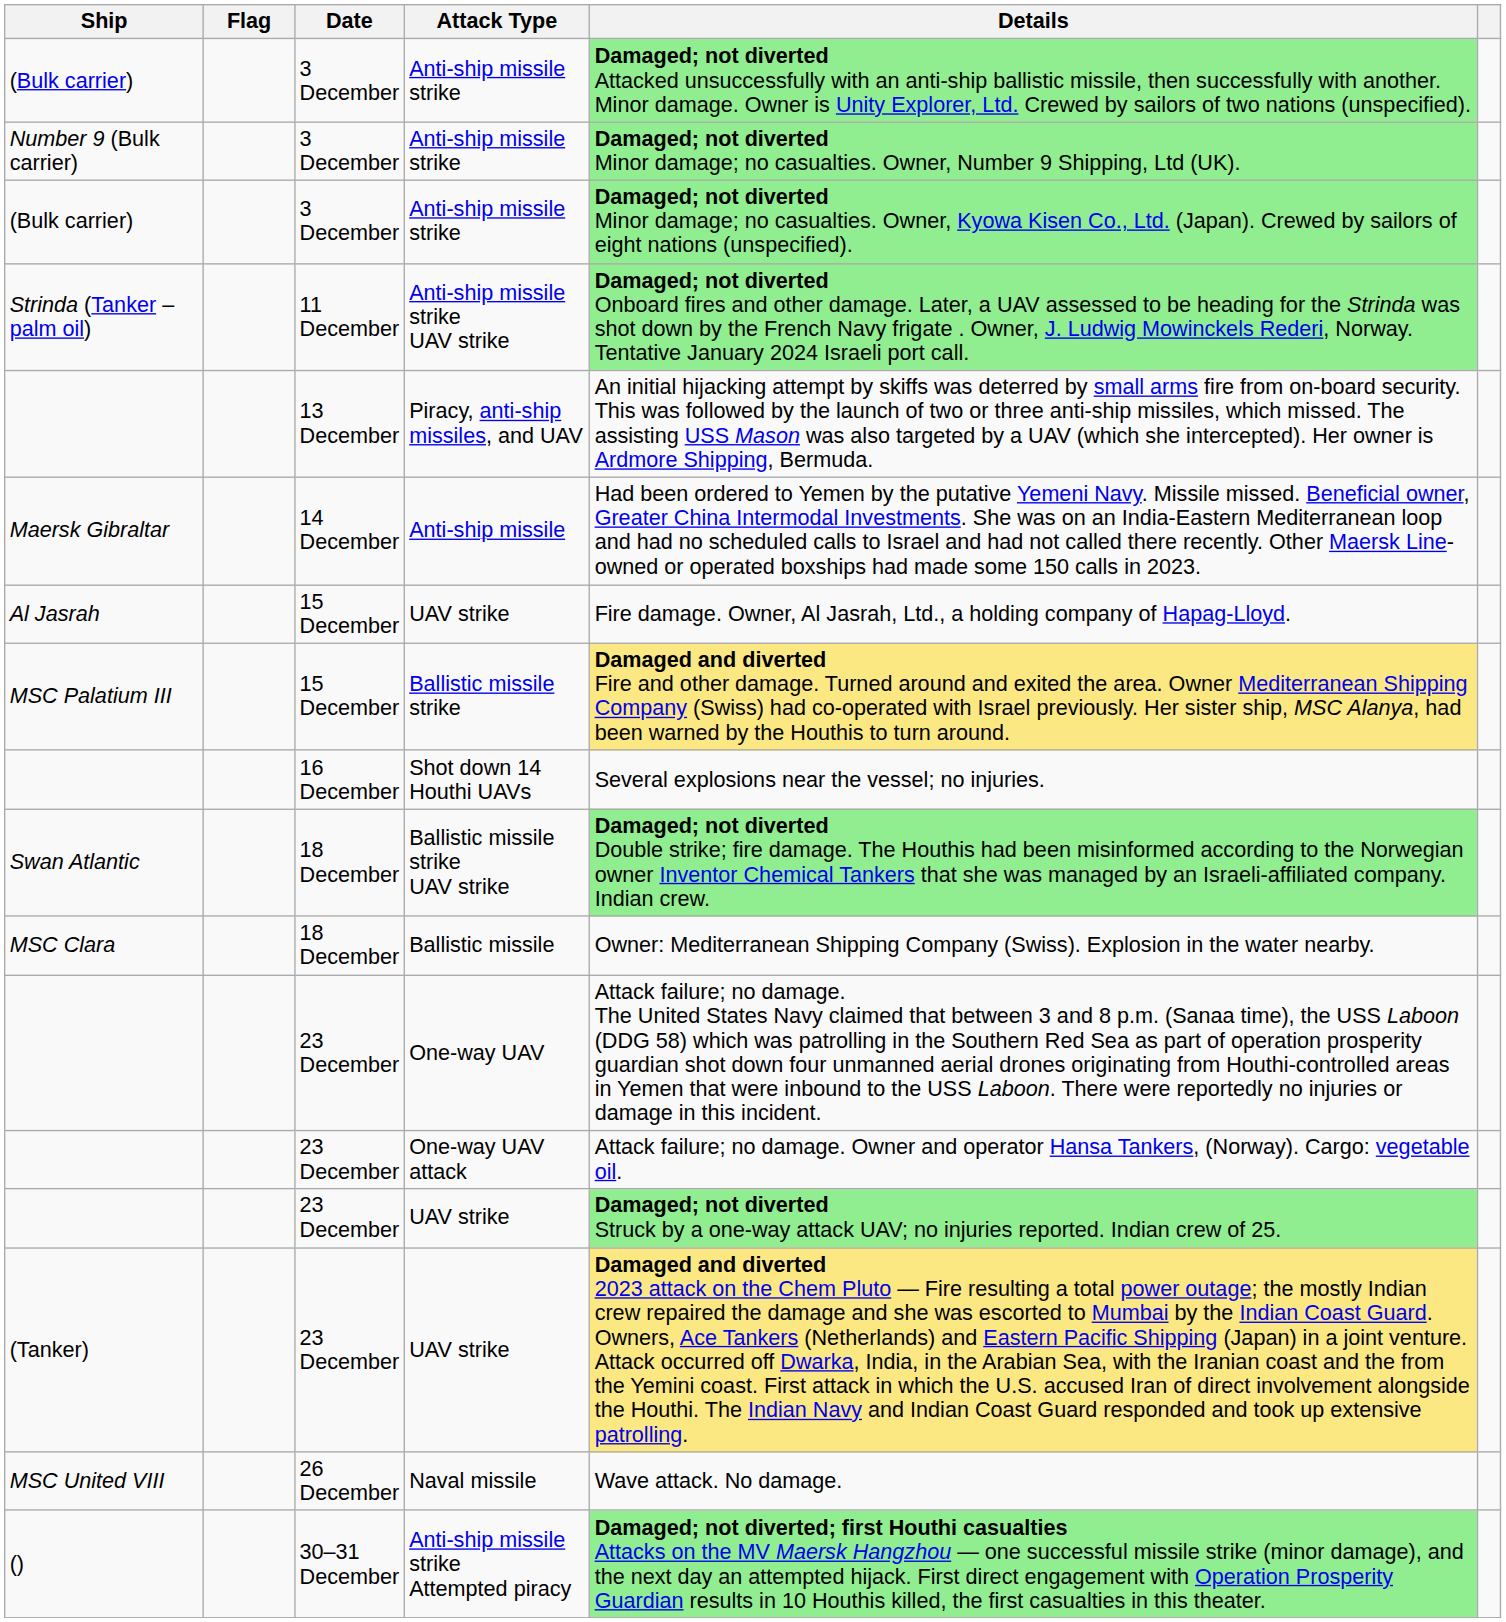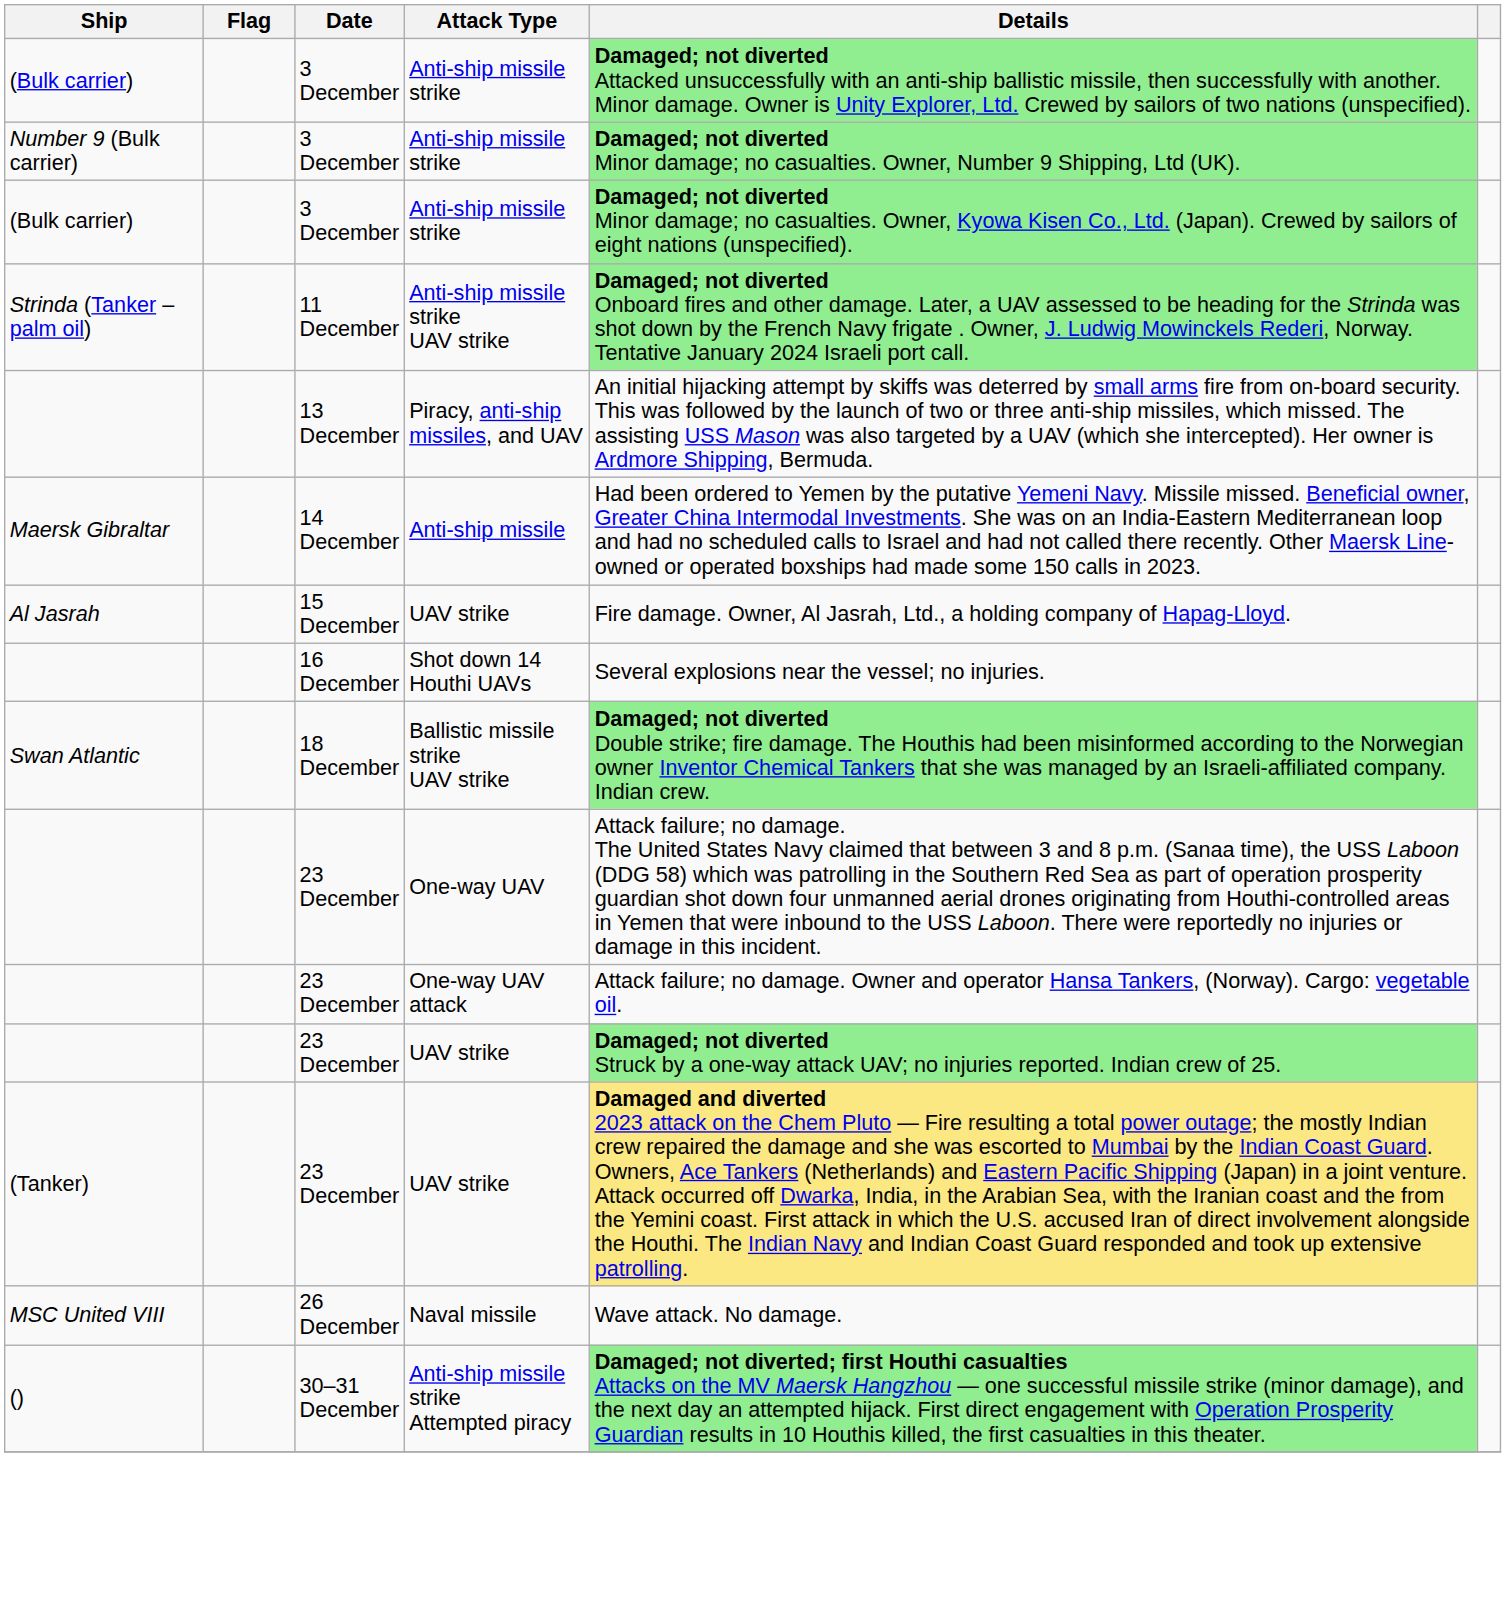- row: (91, 696)
- row: (62, 945)
